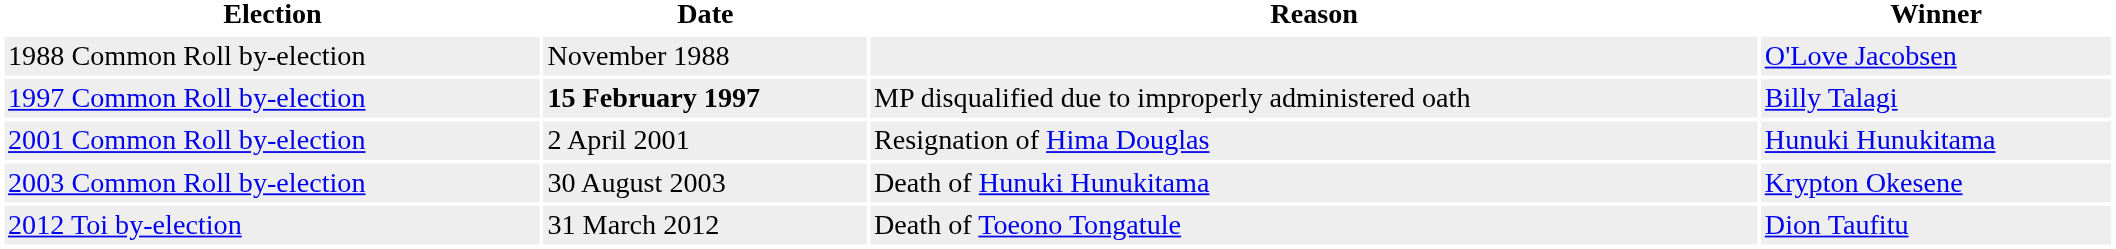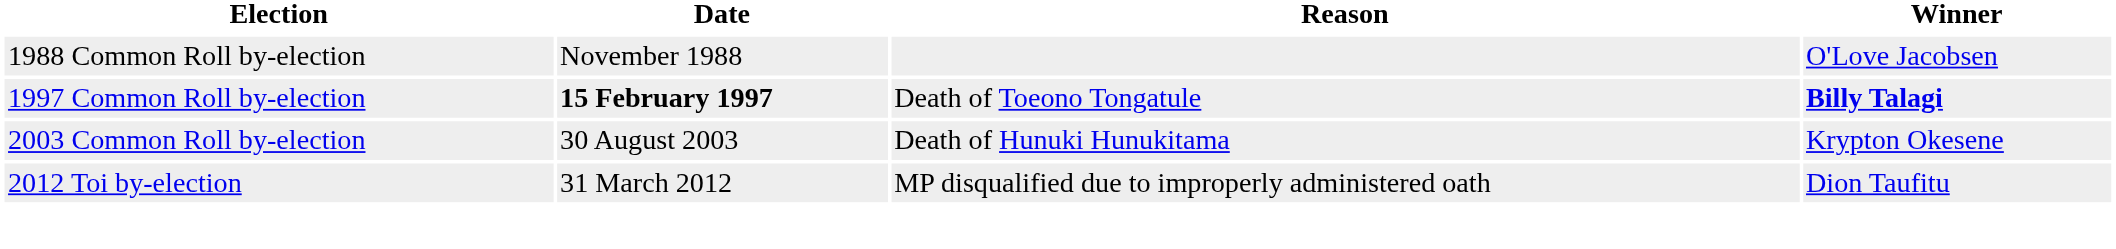(1172, 97) MP disqualified due to improperly administered oath -> (1048, 97) Death of Toeono Tongatule
(1831, 97) normal -> (1874, 97) bold
- row: (187, 140)
(1028, 224) Death of Toeono Tongatule -> (1193, 182) MP disqualified due to improperly administered oath
